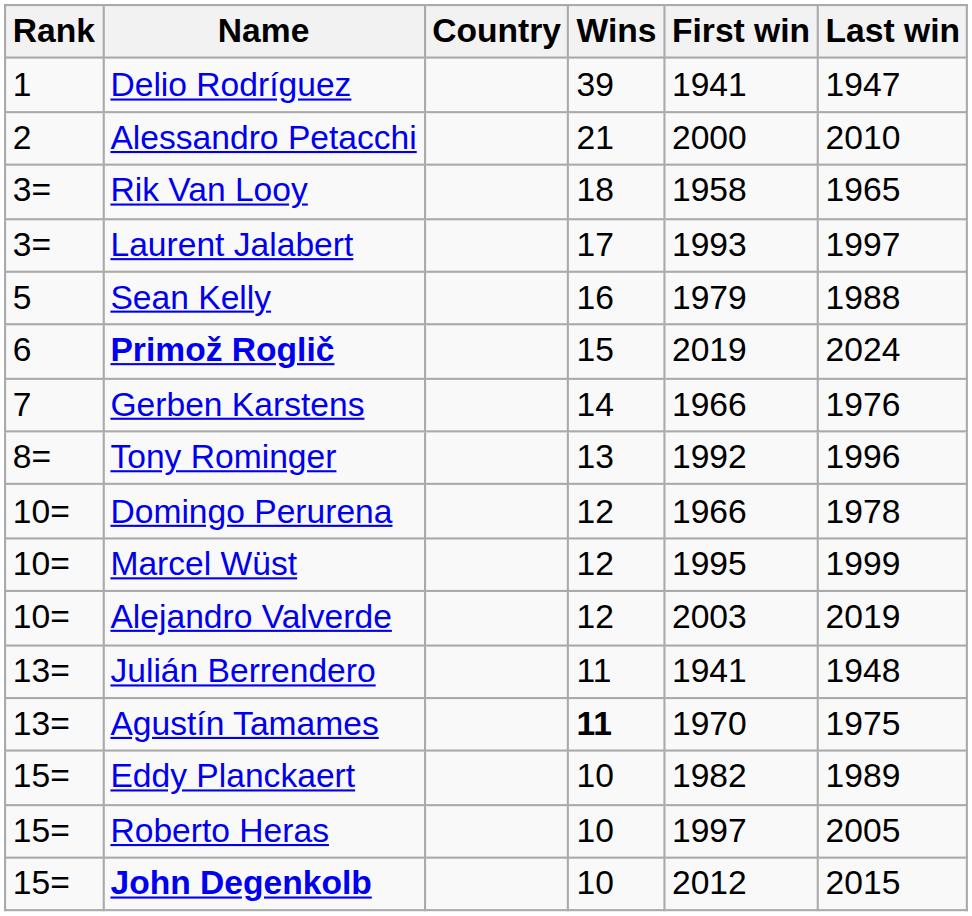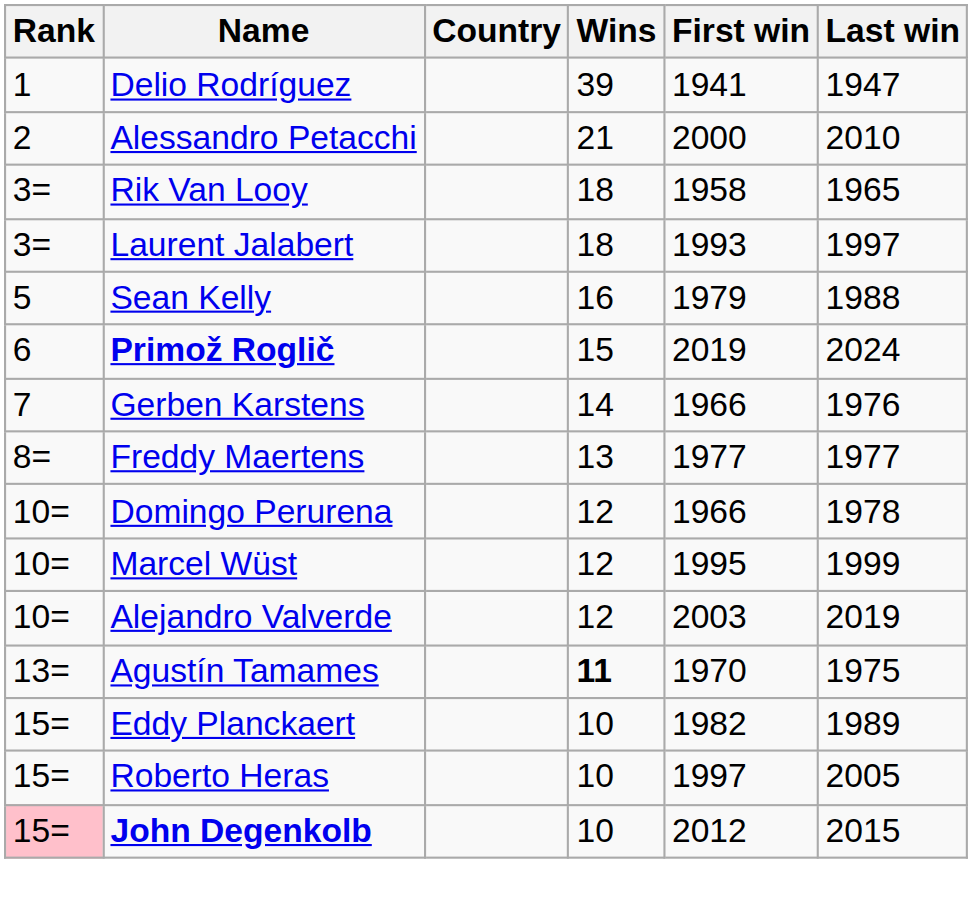(595, 244) 17 -> (595, 244) 18
+ row: (237, 457)
- row: (223, 457)
- row: (243, 670)
(41, 883) no background -> (41, 830) pink background
